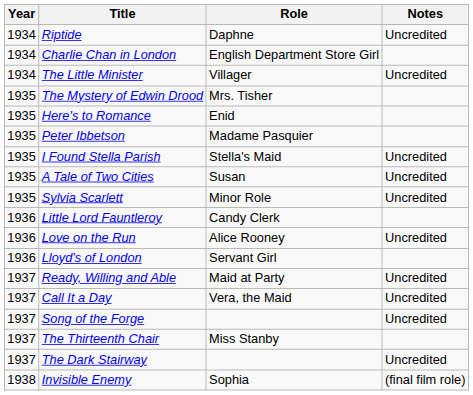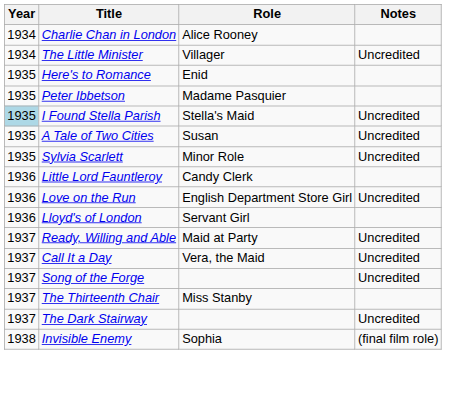- row: (62, 34)
(294, 55) English Department Store Girl -> (220, 34) Alice Rooney
- row: (122, 95)
(22, 156) no background -> (22, 116) lightblue background
(247, 237) Alice Rooney -> (267, 197) English Department Store Girl
